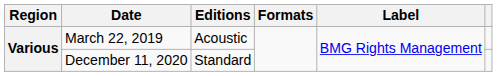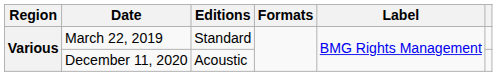(221, 37) Acoustic -> (223, 37) Standard
(223, 60) Standard -> (221, 60) Acoustic
